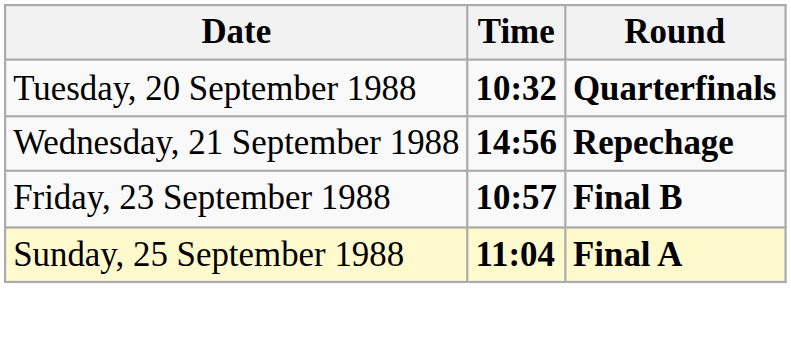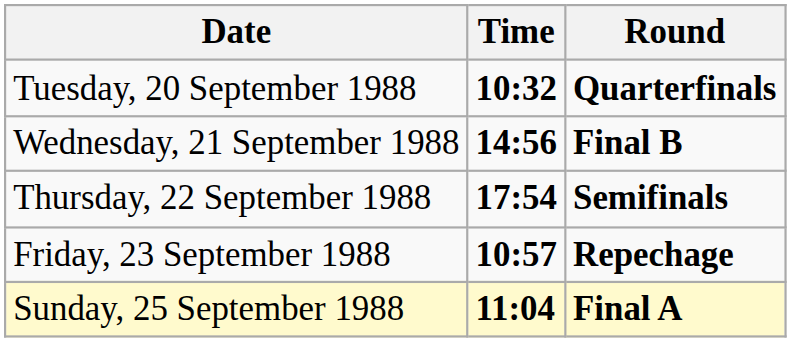(653, 142) Repechage -> (628, 142) Final B
+ row: (222, 198)
(628, 198) Final B -> (653, 253) Repechage
